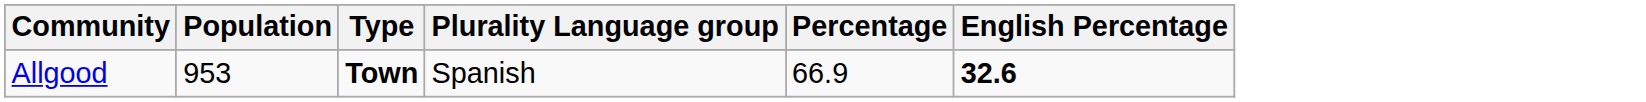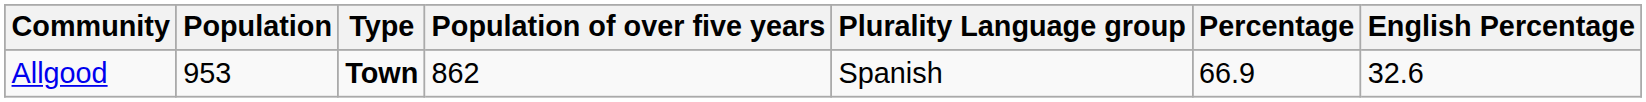+ column: (628, 27)
(989, 73) bold -> (1396, 73) normal
